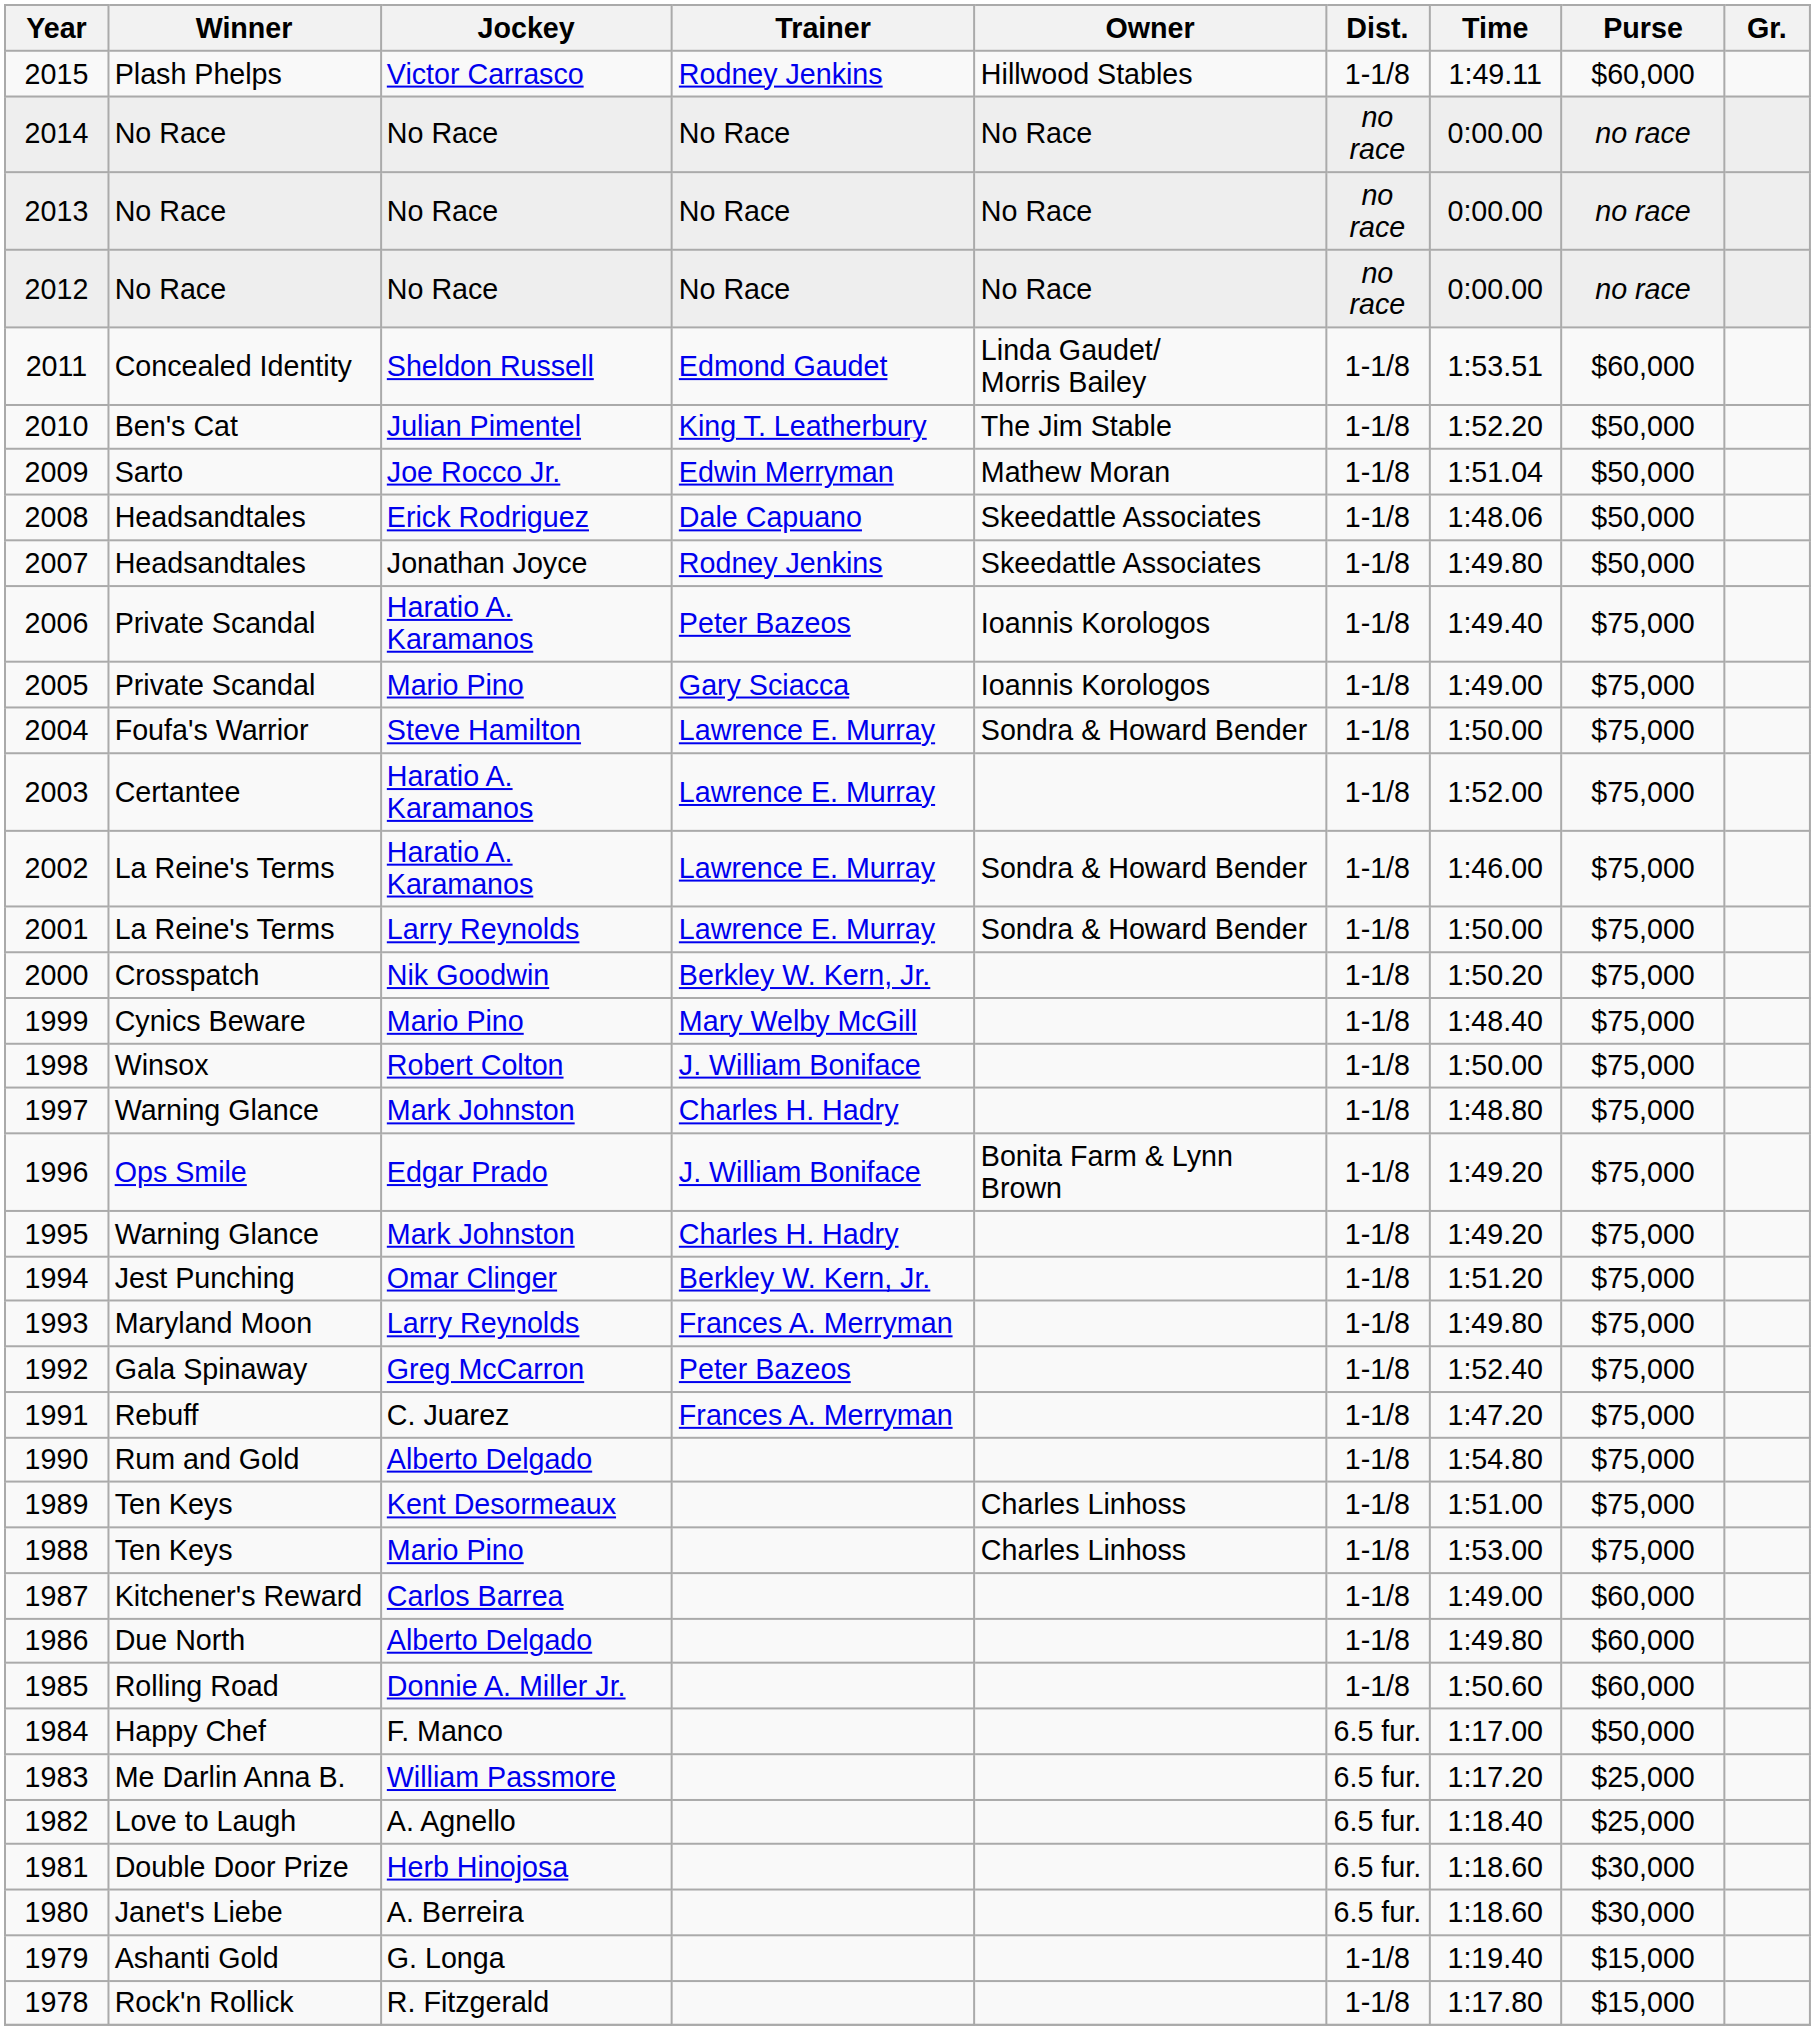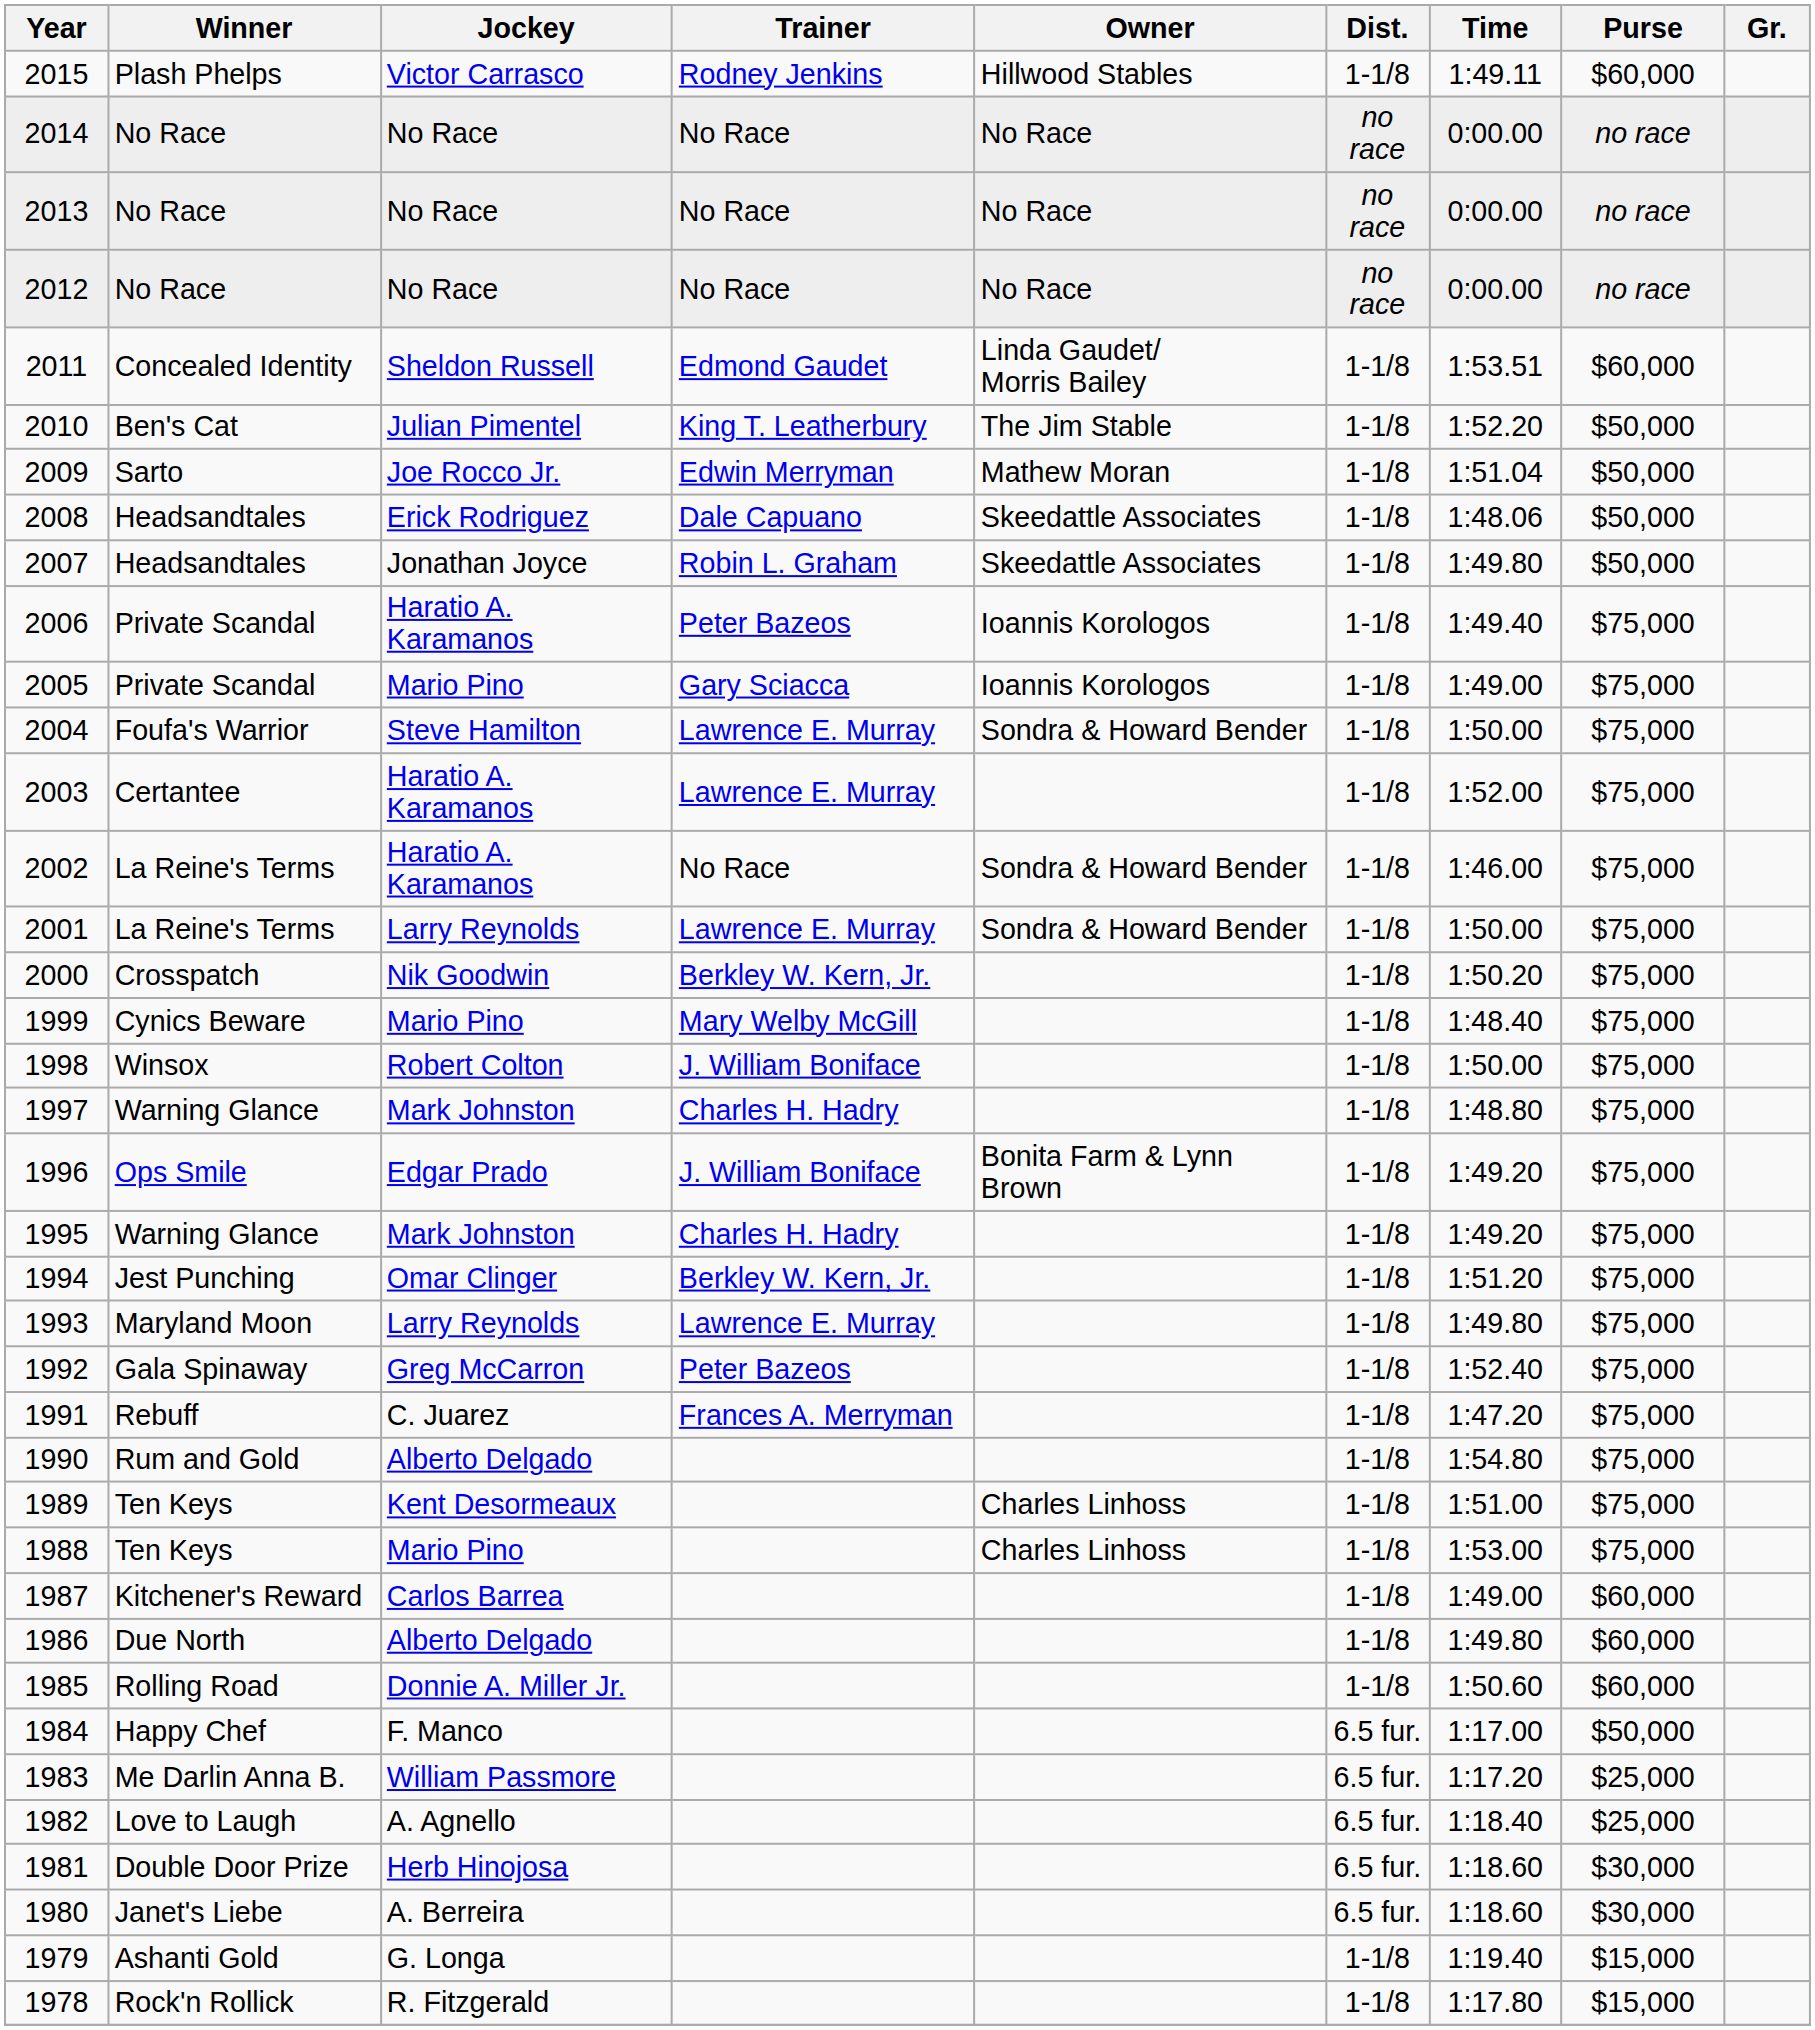(781, 563) Rodney Jenkins -> (788, 563) Robin L. Graham
(807, 869) Lawrence E. Murray -> (735, 869) No Race
(816, 1324) Frances A. Merryman -> (807, 1324) Lawrence E. Murray
